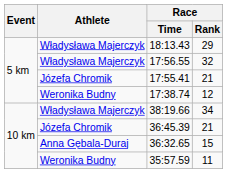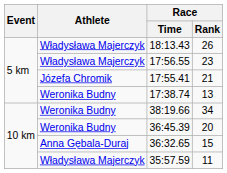(207, 46) 29 -> (207, 46) 26
(207, 62) 32 -> (207, 62) 23
(207, 95) 12 -> (207, 95) 13
(92, 111) Władysława Majerczyk -> (78, 111) Weronika Budny
(76, 128) Józefa Chromik -> (78, 128) Weronika Budny
(207, 128) 21 -> (207, 128) 20
(78, 160) Weronika Budny -> (92, 160) Władysława Majerczyk
